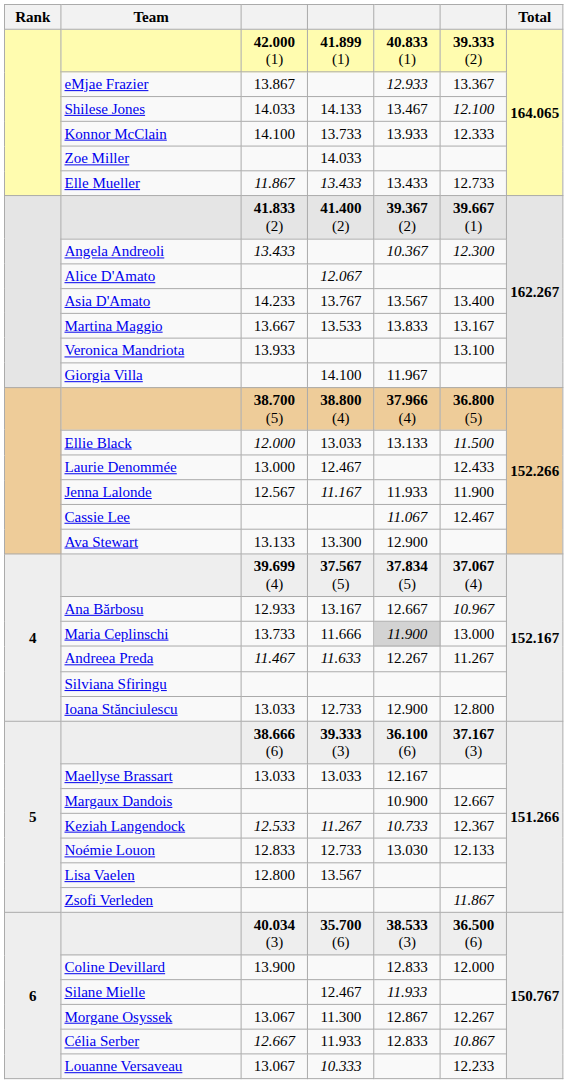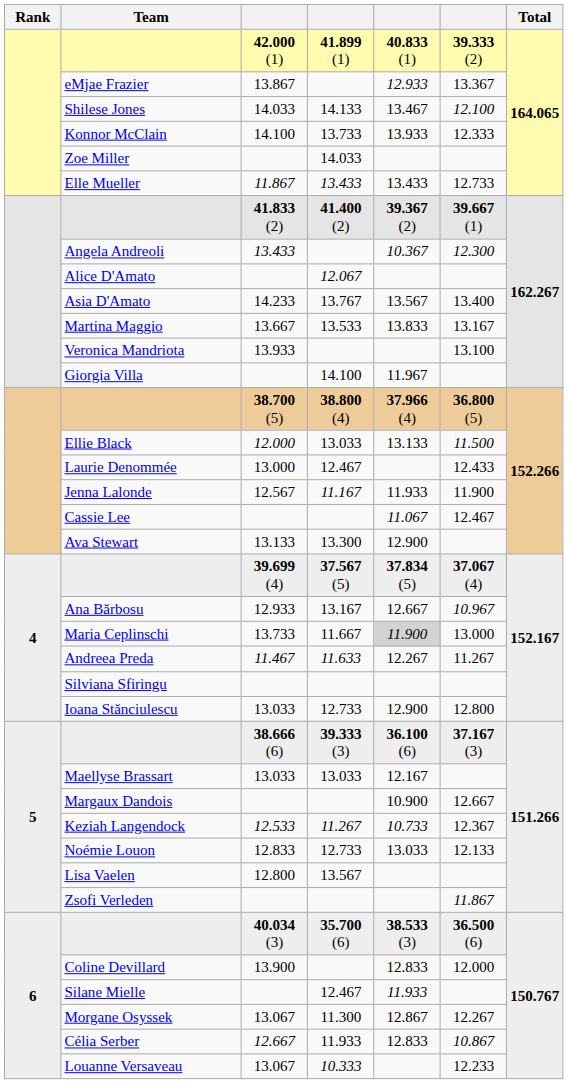(341, 634) 11.666 -> (341, 634) 11.667
(407, 850) 13.030 -> (407, 850) 13.033
